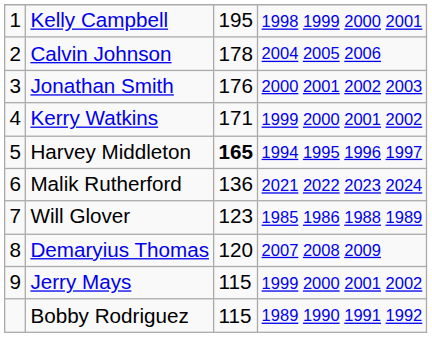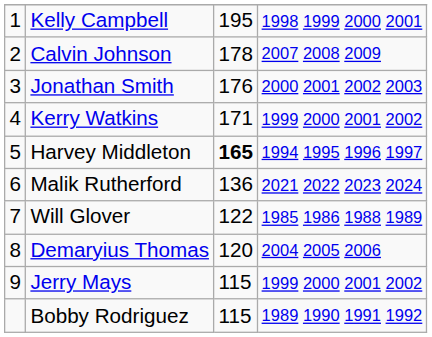(321, 54) 2004 2005 2006 -> (321, 54) 2007 2008 2009
(236, 217) 123 -> (236, 217) 122
(321, 250) 2007 2008 2009 -> (321, 250) 2004 2005 2006
